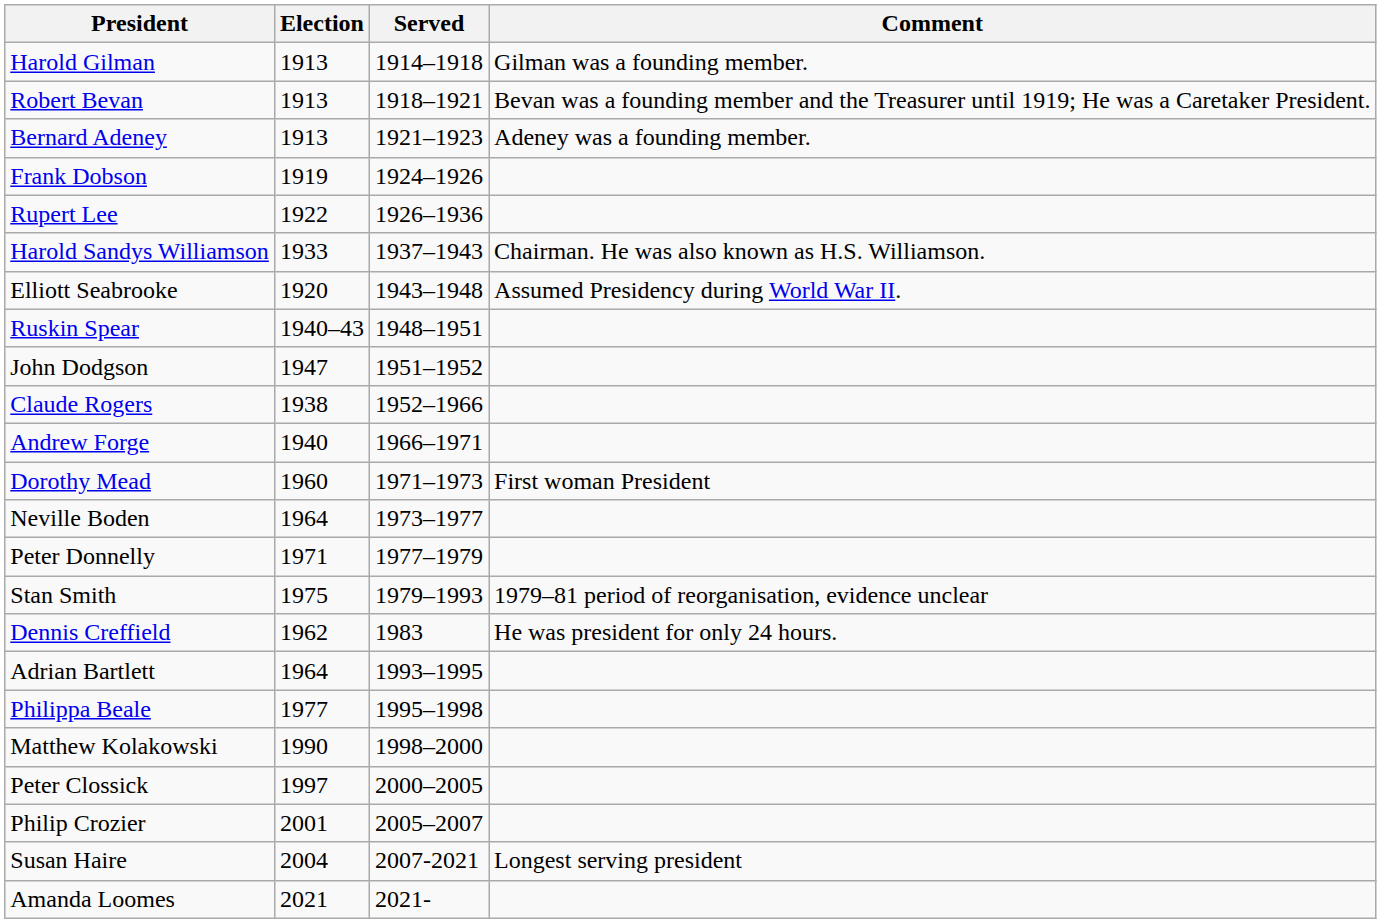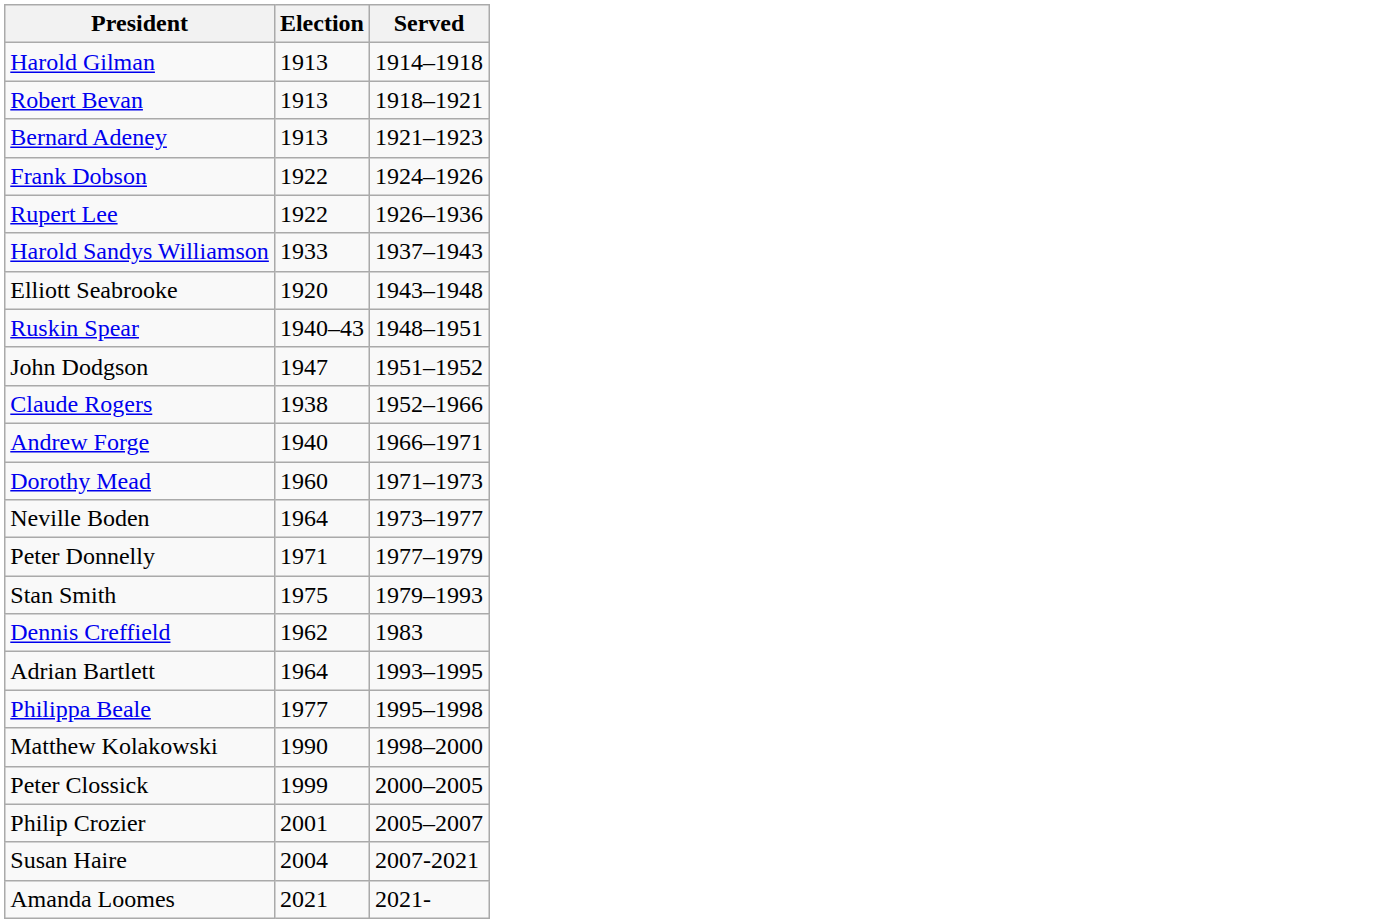- column: (932, 23)
(304, 175) 1919 -> (304, 175) 1922
(304, 784) 1997 -> (304, 784) 1999
